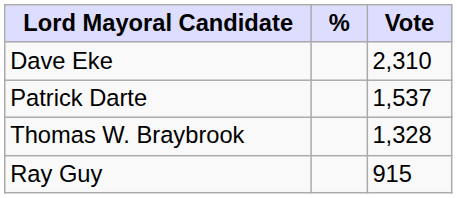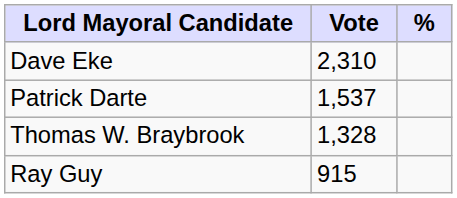columns swapped: (409, 23) <-> (339, 23)
